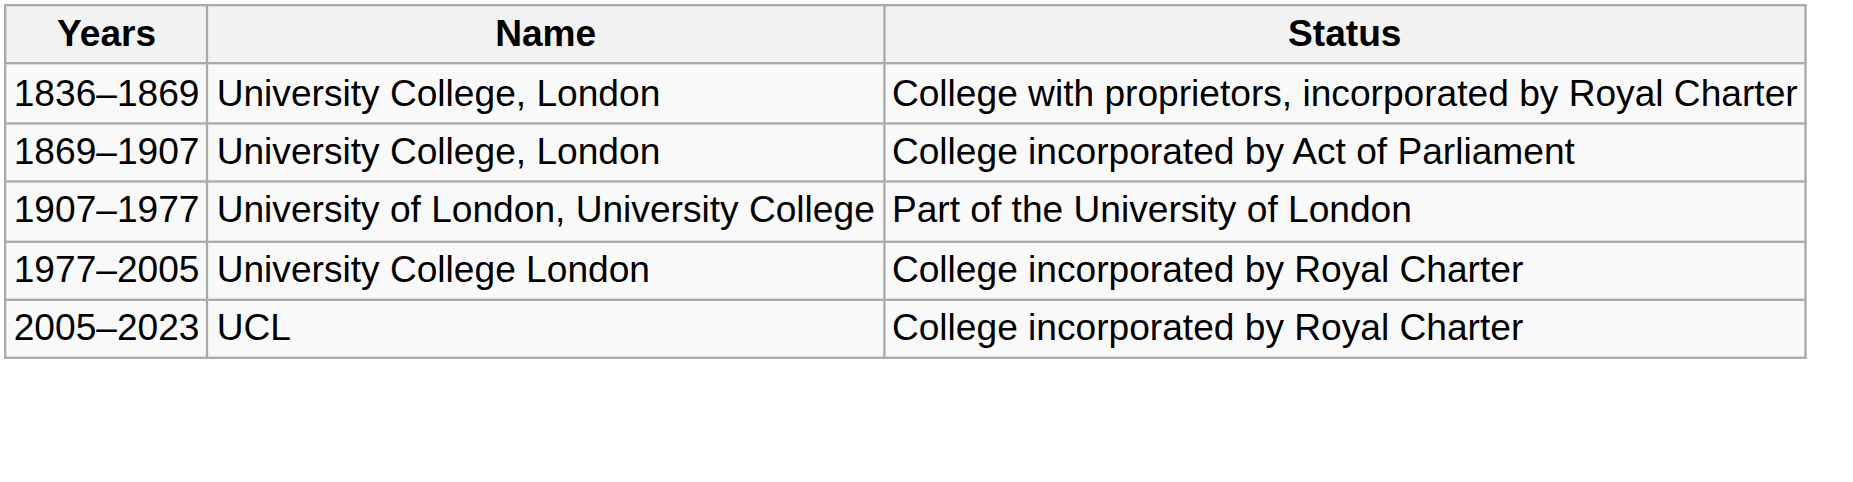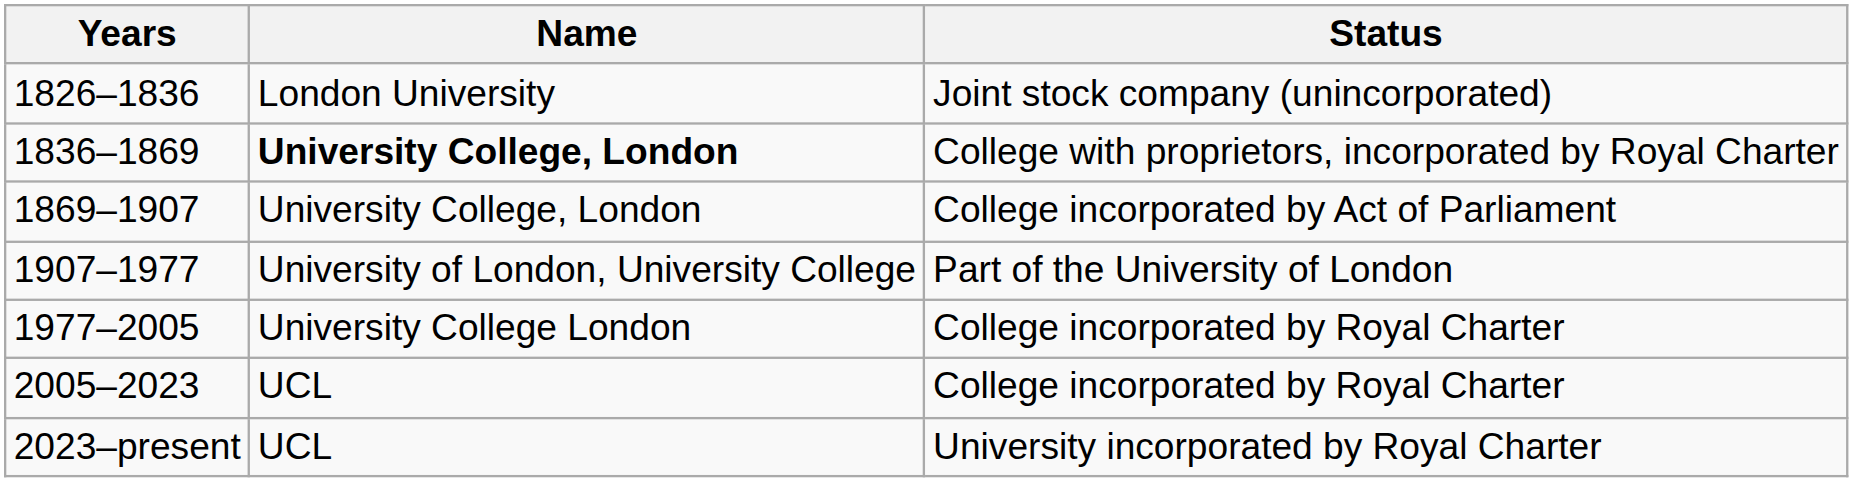+ row: (107, 92)
(438, 92) normal -> (498, 151) bold
+ row: (127, 446)
